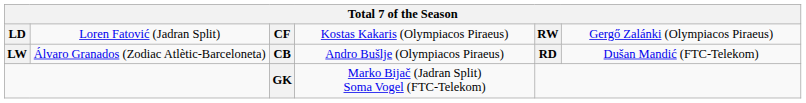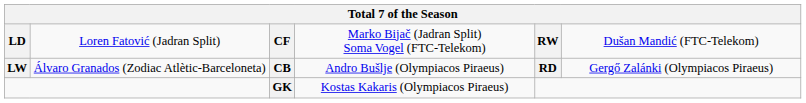(415, 34) Kostas Kakaris (Olympiacos Piraeus) -> (415, 41) Marko Bijač (Jadran Split) Soma Vogel (FTC-Telekom)
(681, 34) Gergő Zalánki (Olympiacos Piraeus) -> (681, 41) Dušan Mandić (FTC-Telekom)
(681, 53) Dušan Mandić (FTC-Telekom) -> (681, 68) Gergő Zalánki (Olympiacos Piraeus)
(415, 80) Marko Bijač (Jadran Split) Soma Vogel (FTC-Telekom) -> (415, 87) Kostas Kakaris (Olympiacos Piraeus)
